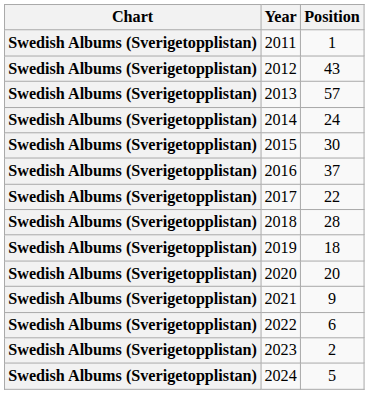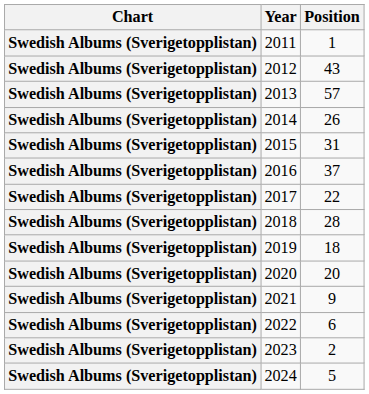(332, 119) 24 -> (332, 119) 26
(332, 145) 30 -> (332, 145) 31
